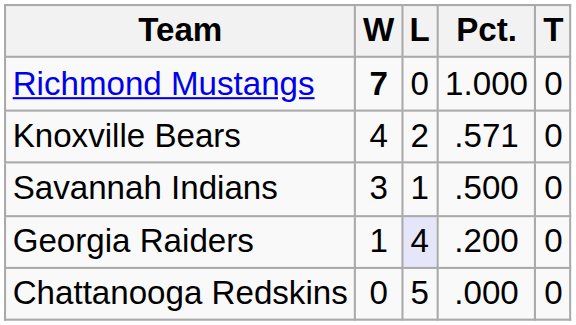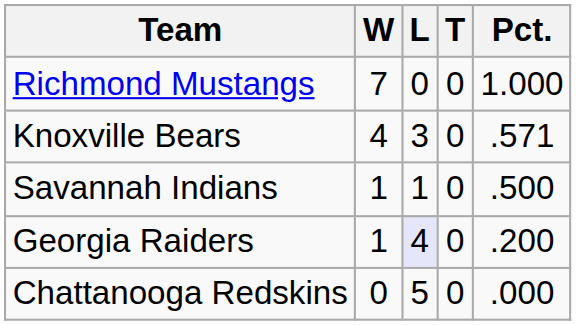columns swapped: (553, 30) <-> (487, 30)
(379, 83) bold -> (379, 83) normal
(420, 135) 2 -> (420, 135) 3
(379, 188) 3 -> (379, 188) 1
